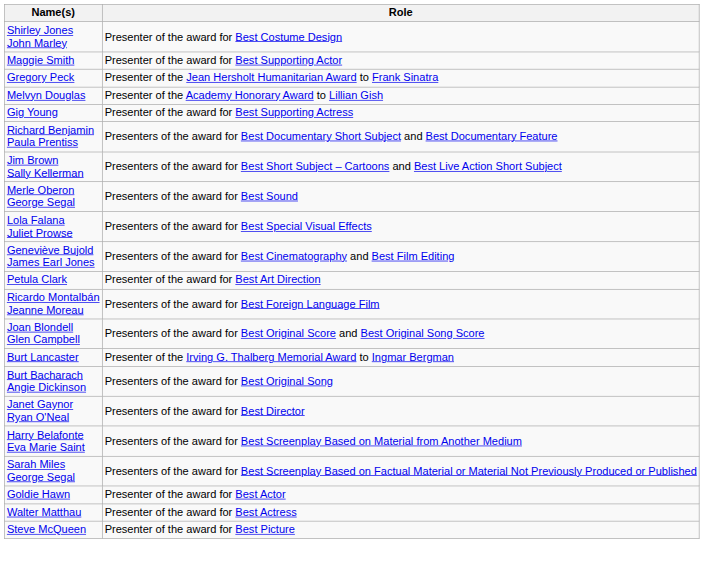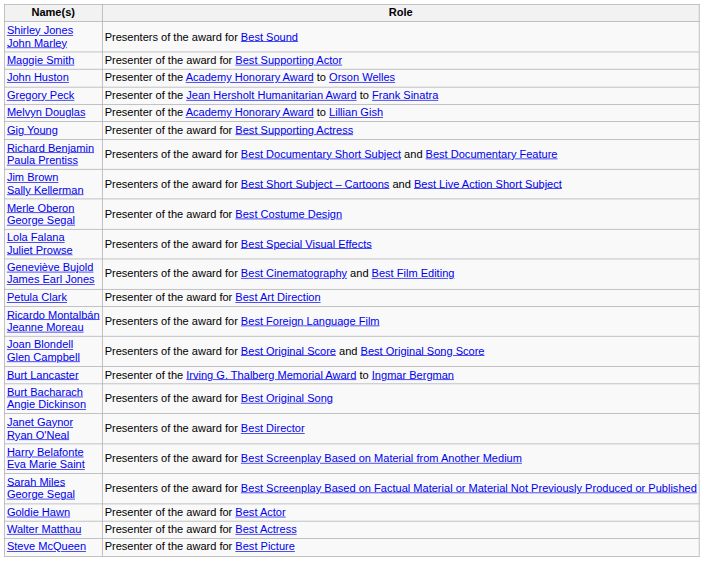(223, 36) Presenter of the award for Best Costume Design -> (201, 36) Presenters of the award for Best Sound
+ row: (38, 78)
(201, 196) Presenters of the award for Best Sound -> (223, 214) Presenter of the award for Best Costume Design
